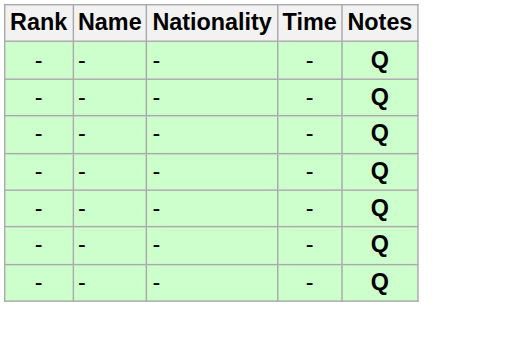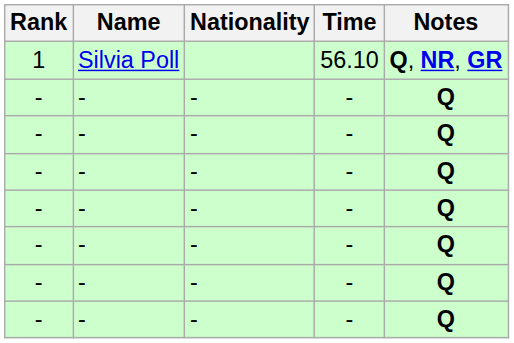+ row: (39, 60)
